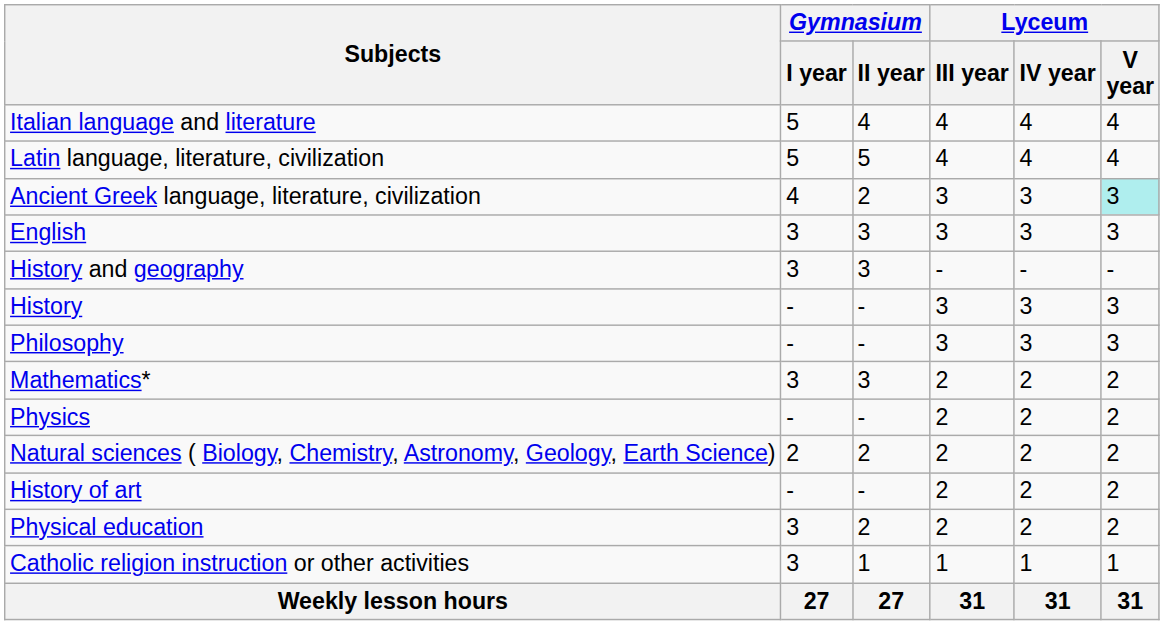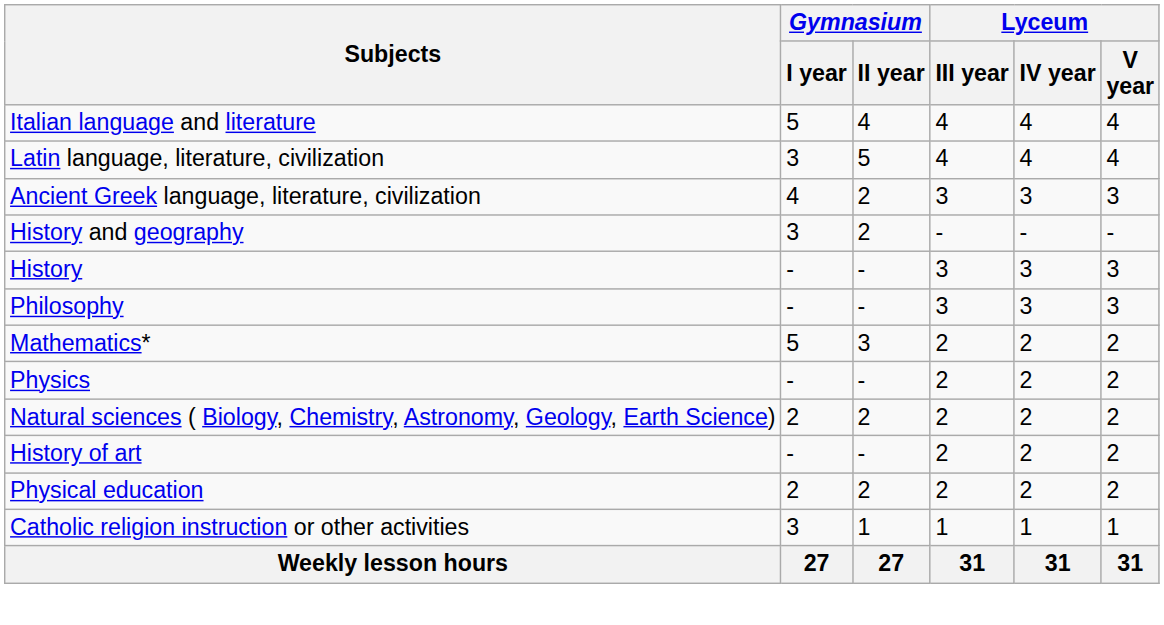(793, 159) 5 -> (793, 159) 3
(1113, 196) paleturquoise background -> (1113, 196) no background
- row: (48, 232)
(864, 269) 3 -> (864, 232) 2
(793, 380) 3 -> (793, 343) 5
(793, 527) 3 -> (793, 490) 2
